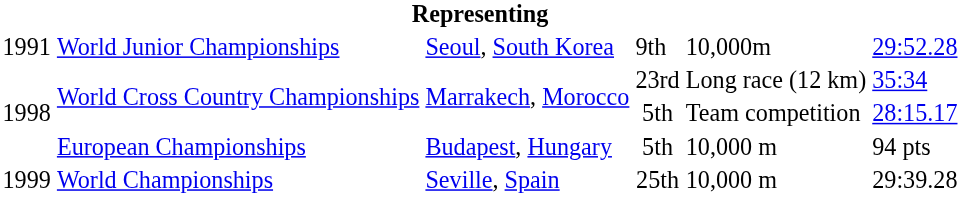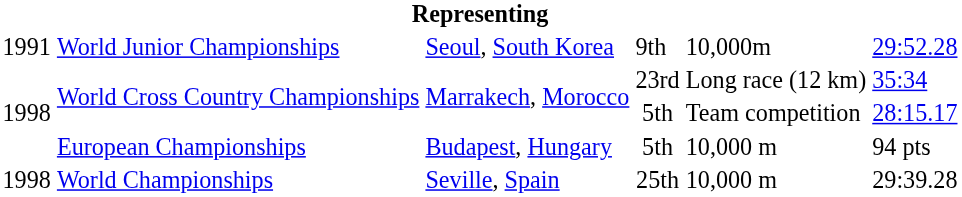(27, 179) 1999 -> (27, 179) 1998
